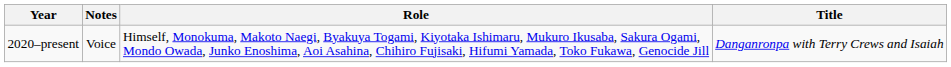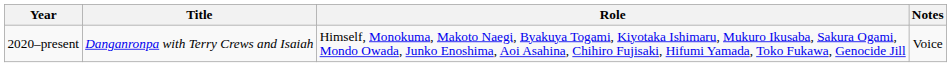columns swapped: (829, 15) <-> (101, 15)
